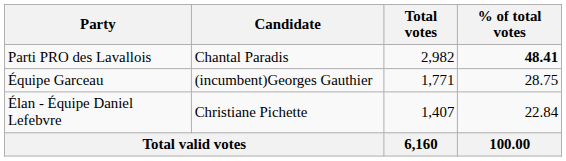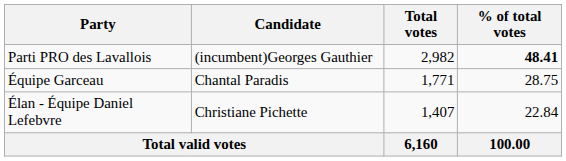(242, 56) Chantal Paradis -> (284, 56) (incumbent)Georges Gauthier
(284, 80) (incumbent)Georges Gauthier -> (242, 80) Chantal Paradis
